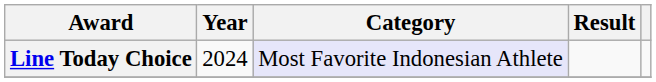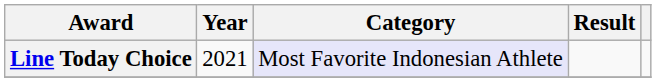(225, 58) 2024 -> (225, 58) 2021
